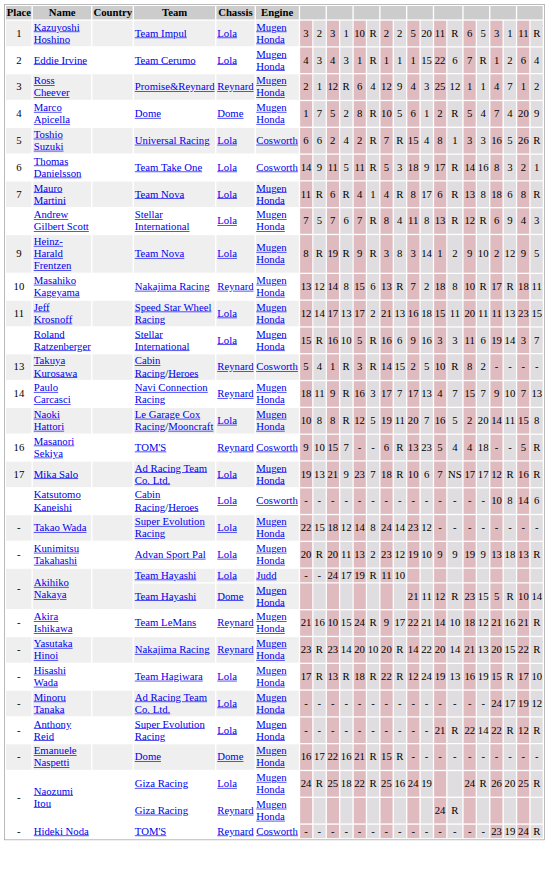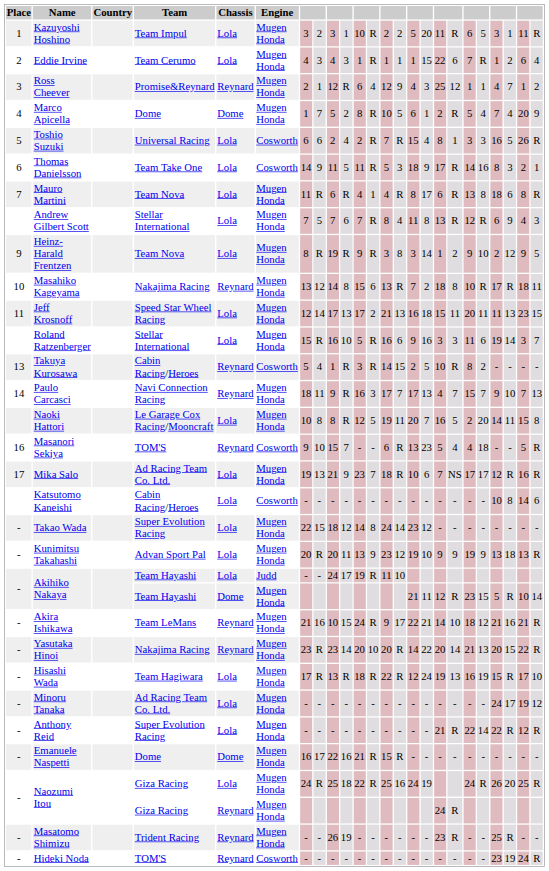(373, 554) 2 -> (373, 554) 9
+ row: (56, 837)
